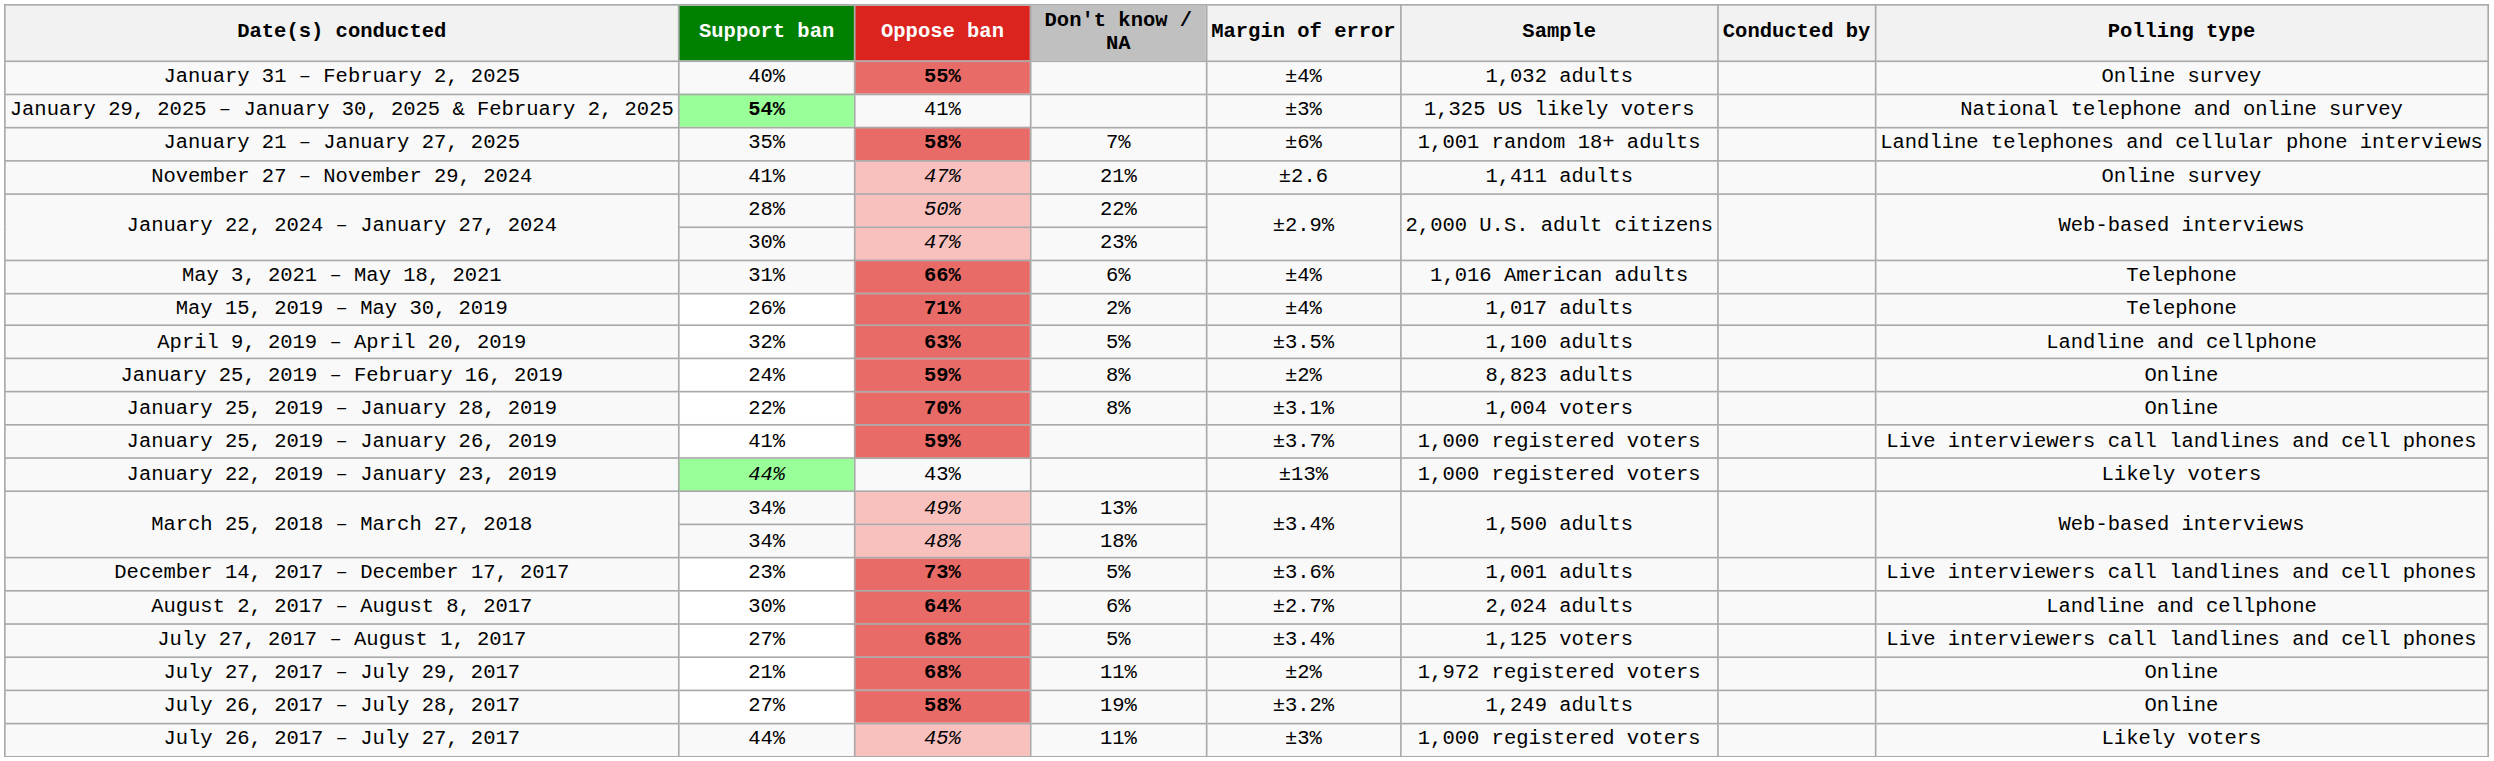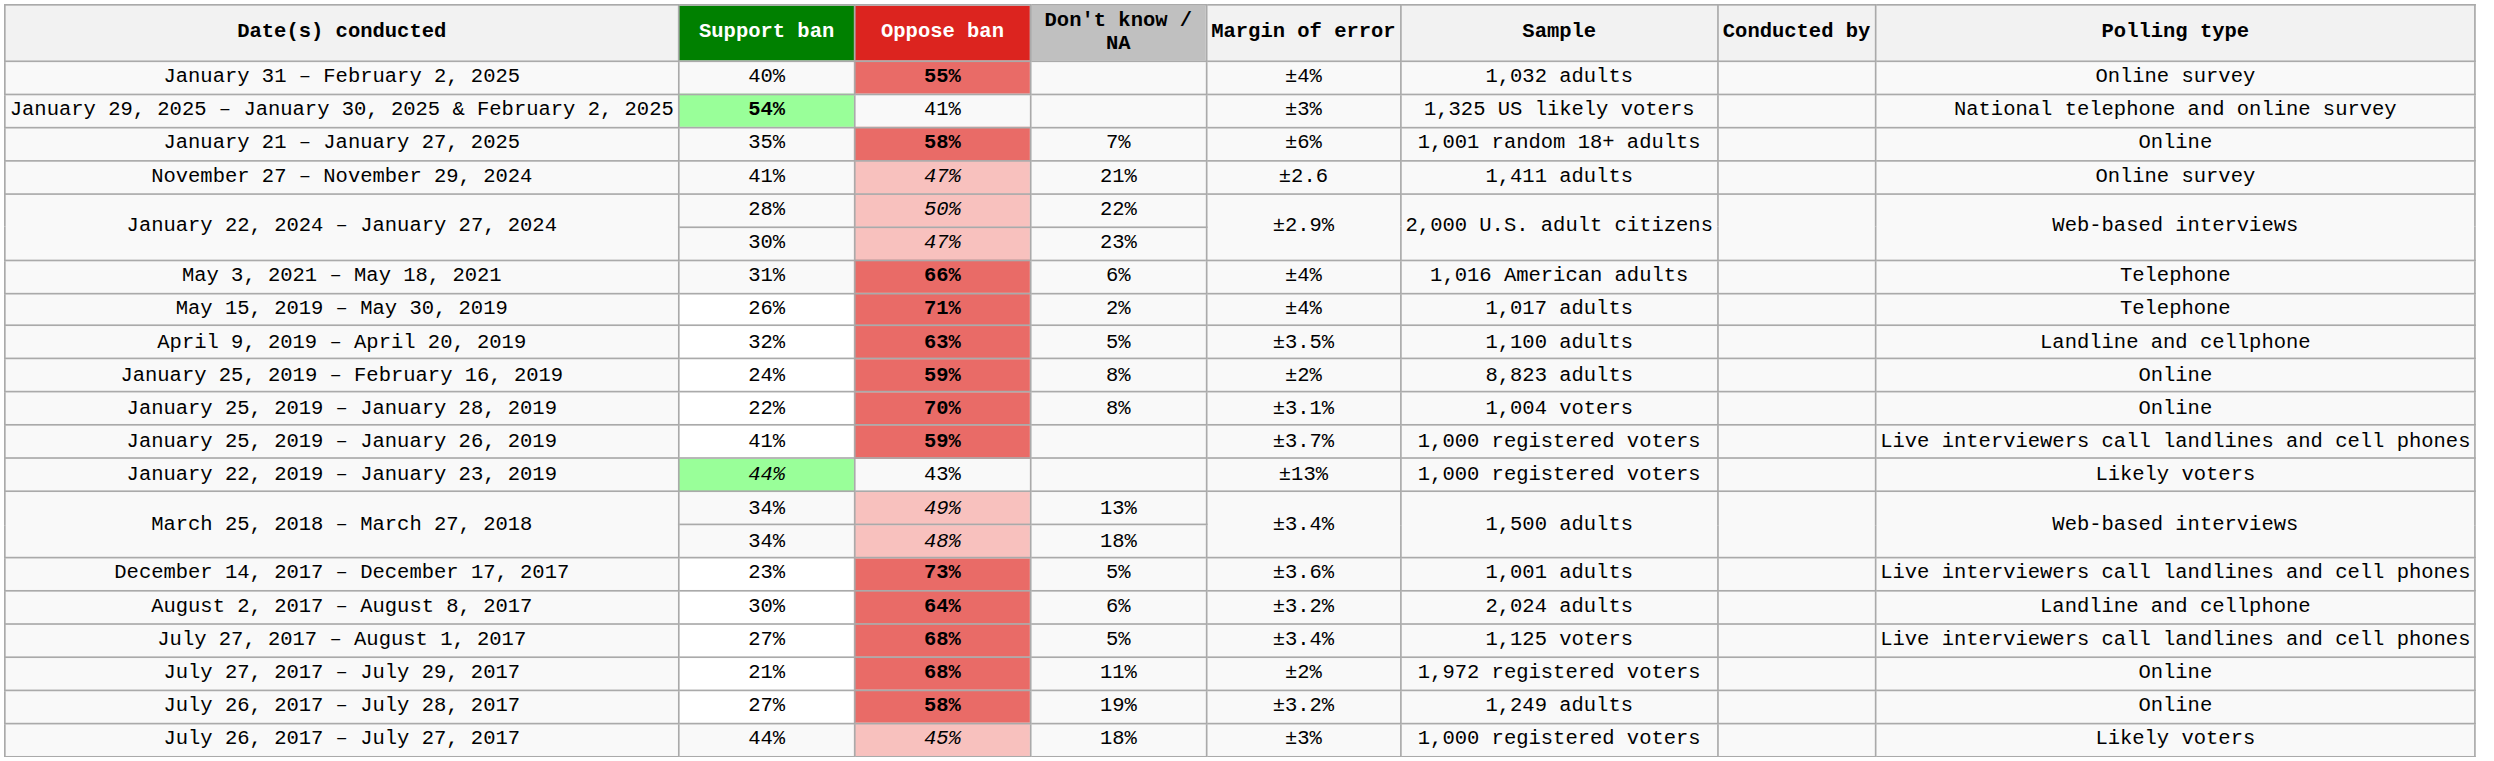(2181, 144) Landline telephones and cellular phone interviews -> (2175, 144) Online
(1303, 608) ±2.7% -> (1303, 608) ±3.2%
(1118, 740) 11% -> (1118, 740) 18%
